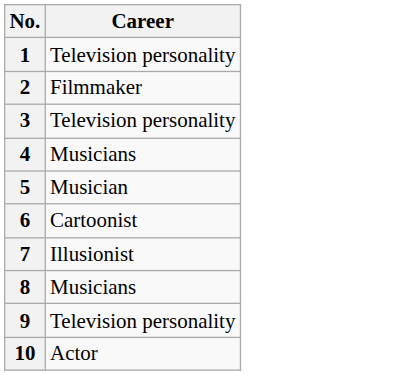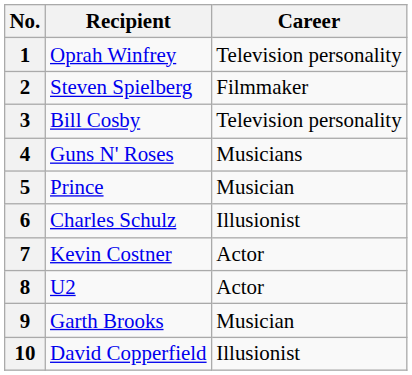+ column: (128, 21)
(94, 220) Cartoonist -> (258, 220) Illusionist
(92, 253) Illusionist -> (240, 253) Actor
(93, 287) Musicians -> (240, 287) Actor
(143, 320) Television personality -> (255, 320) Musician
(74, 353) Actor -> (258, 353) Illusionist
